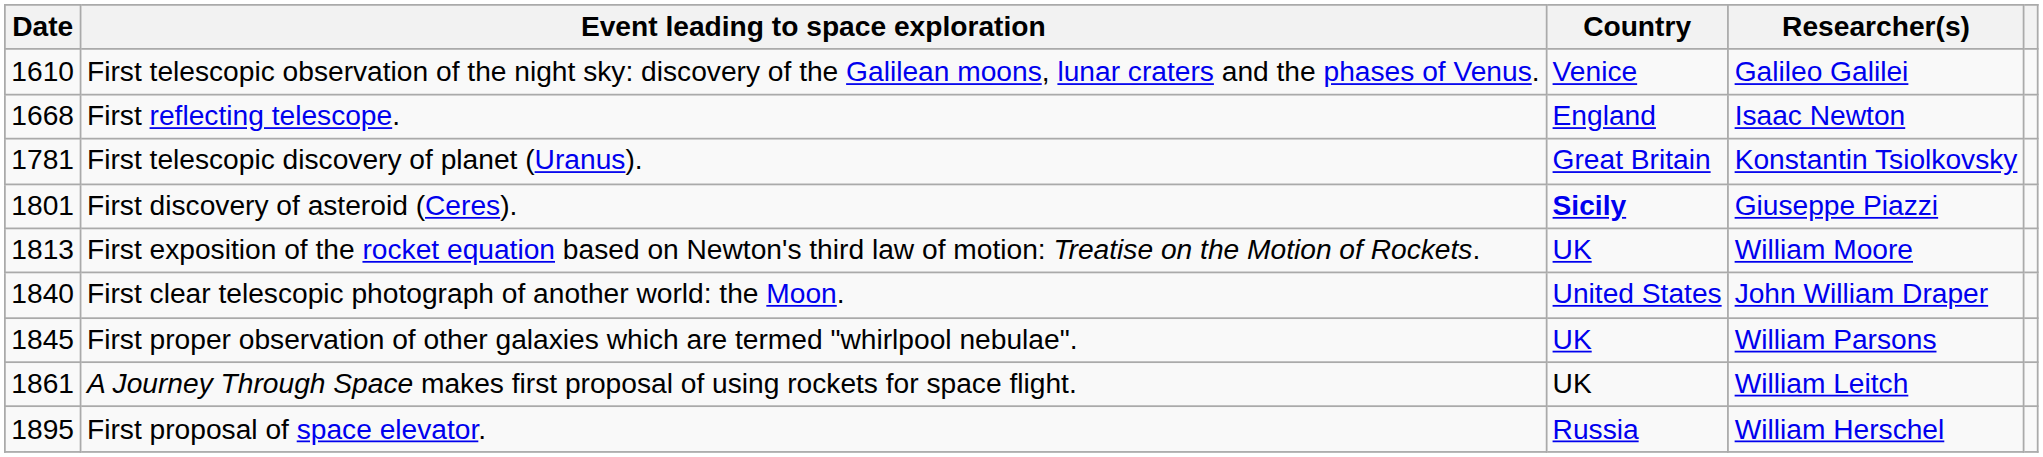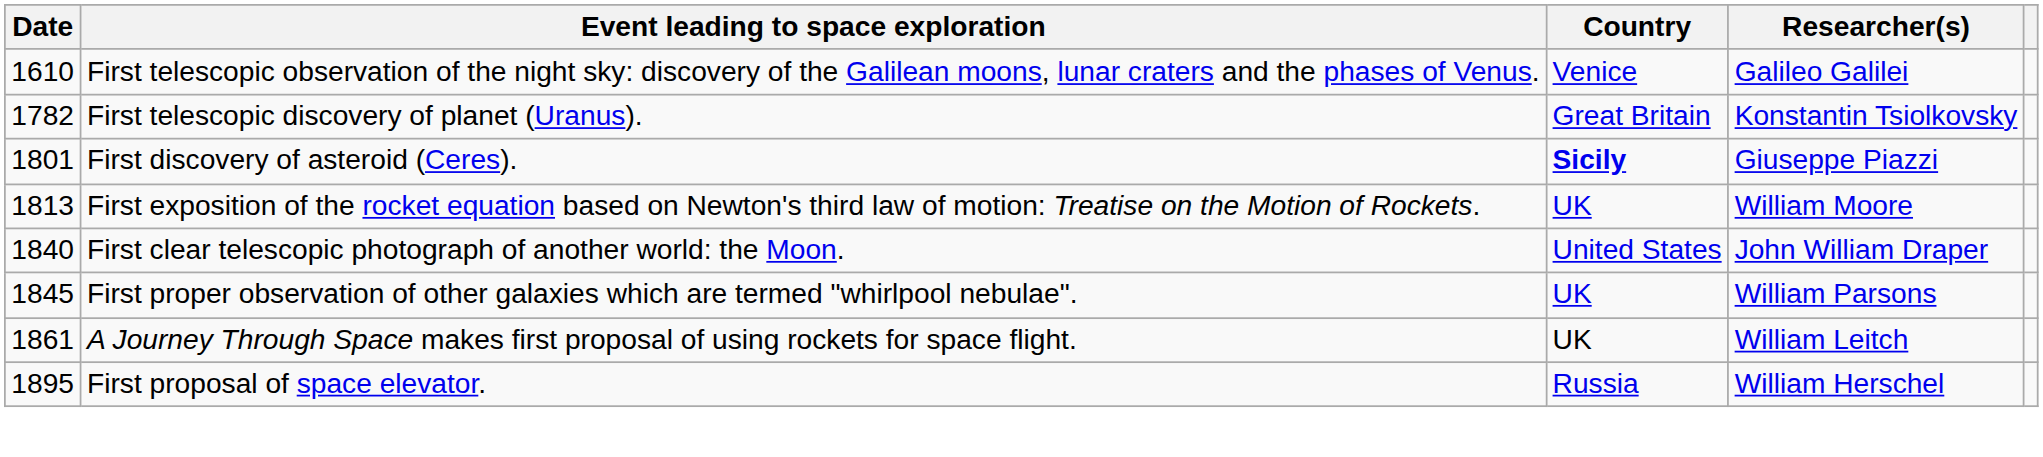- row: (244, 116)
(43, 160) 1781 -> (43, 116) 1782
